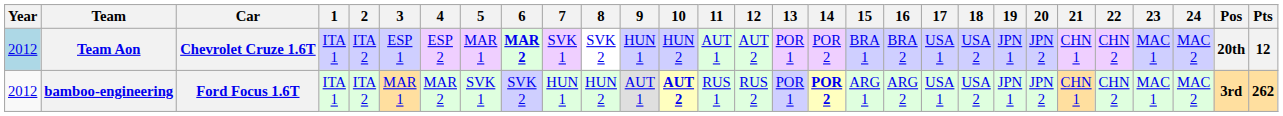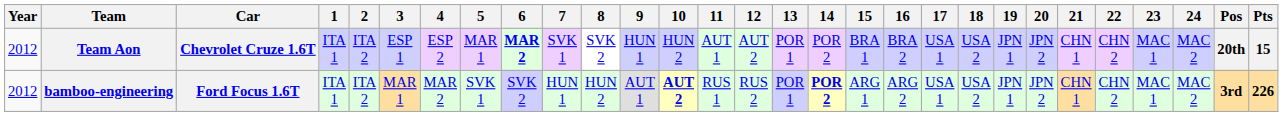(23, 49) lightblue background -> (23, 49) no background
(1263, 49) 12 -> (1263, 49) 15
(1263, 90) 262 -> (1263, 90) 226
